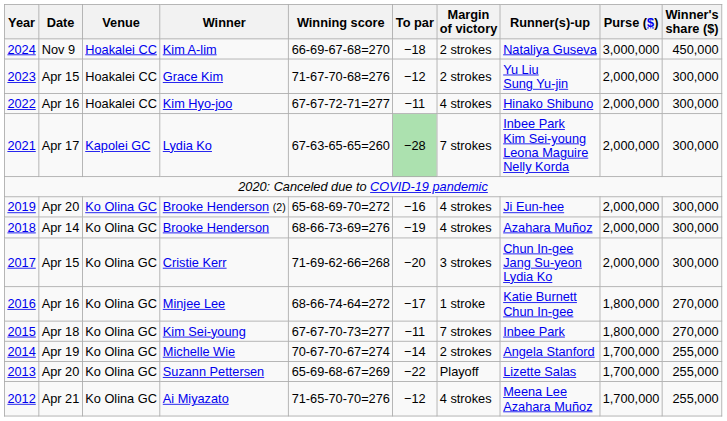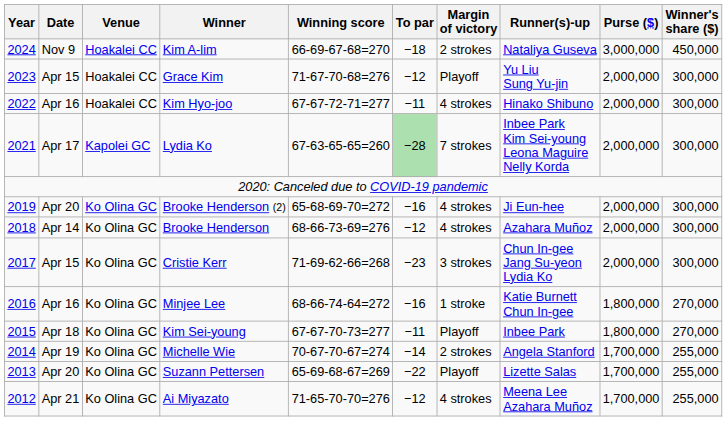(466, 77) 2 strokes -> (459, 77) Playoff
(415, 228) −19 -> (415, 228) −12
(415, 262) −20 -> (415, 262) −23
(415, 304) −17 -> (415, 304) −16
(466, 331) 7 strokes -> (459, 331) Playoff
